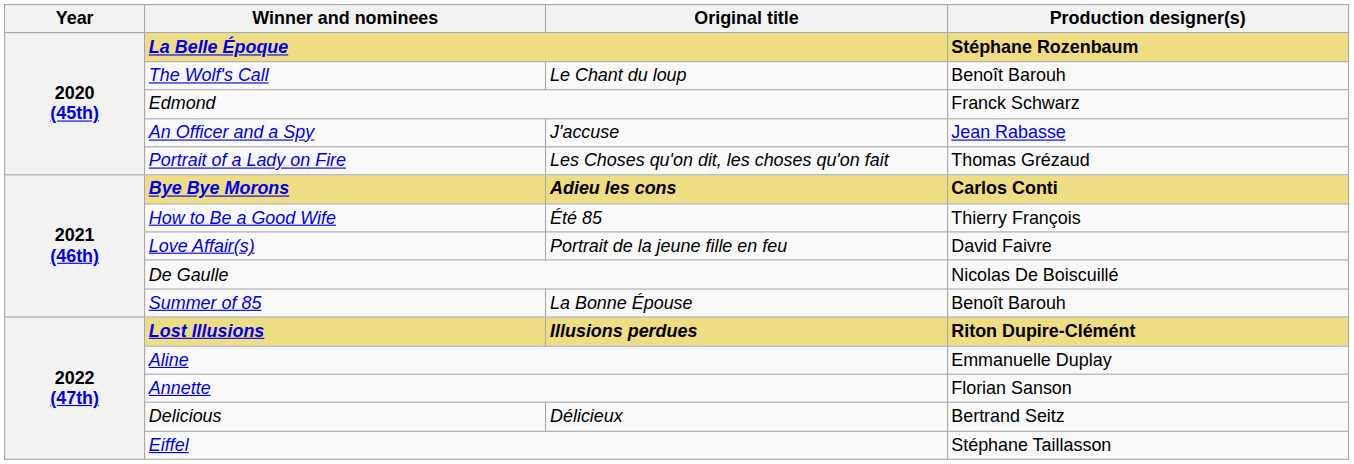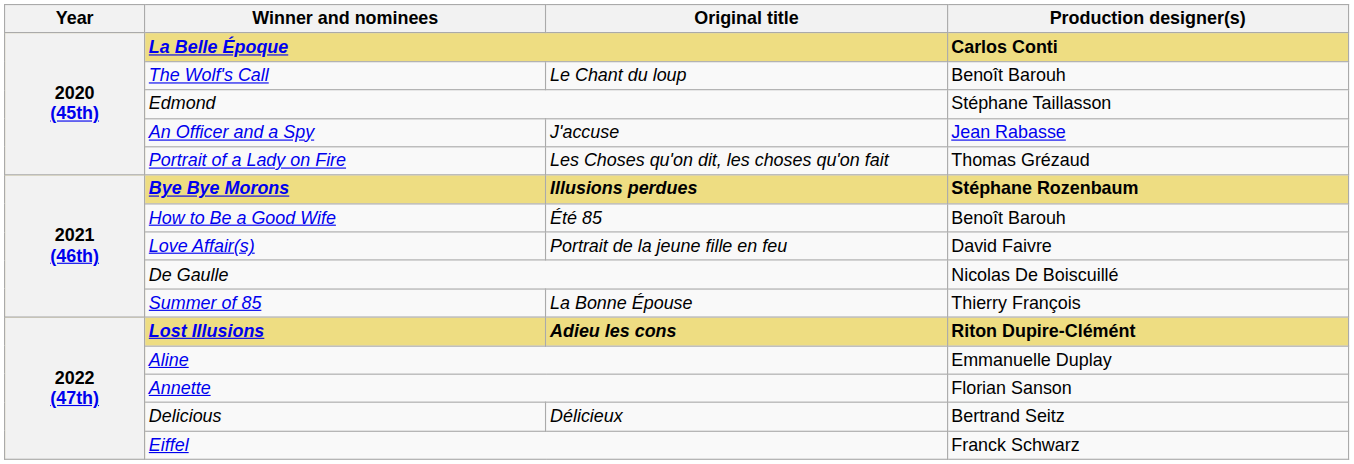(1045, 47) Stéphane Rozenbaum -> (1005, 47) Carlos Conti
(1015, 103) Franck Schwarz -> (1031, 103) Stéphane Taillasson
(613, 189) Adieu les cons -> (624, 189) Illusions perdues
(1005, 189) Carlos Conti -> (1045, 189) Stéphane Rozenbaum
(1016, 217) Thierry François -> (1009, 217) Benoît Barouh
(1009, 302) Benoît Barouh -> (1016, 302) Thierry François
(624, 331) Illusions perdues -> (613, 331) Adieu les cons
(1031, 445) Stéphane Taillasson -> (1015, 445) Franck Schwarz
